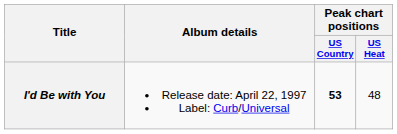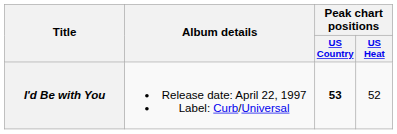(374, 95) 48 -> (374, 95) 52
